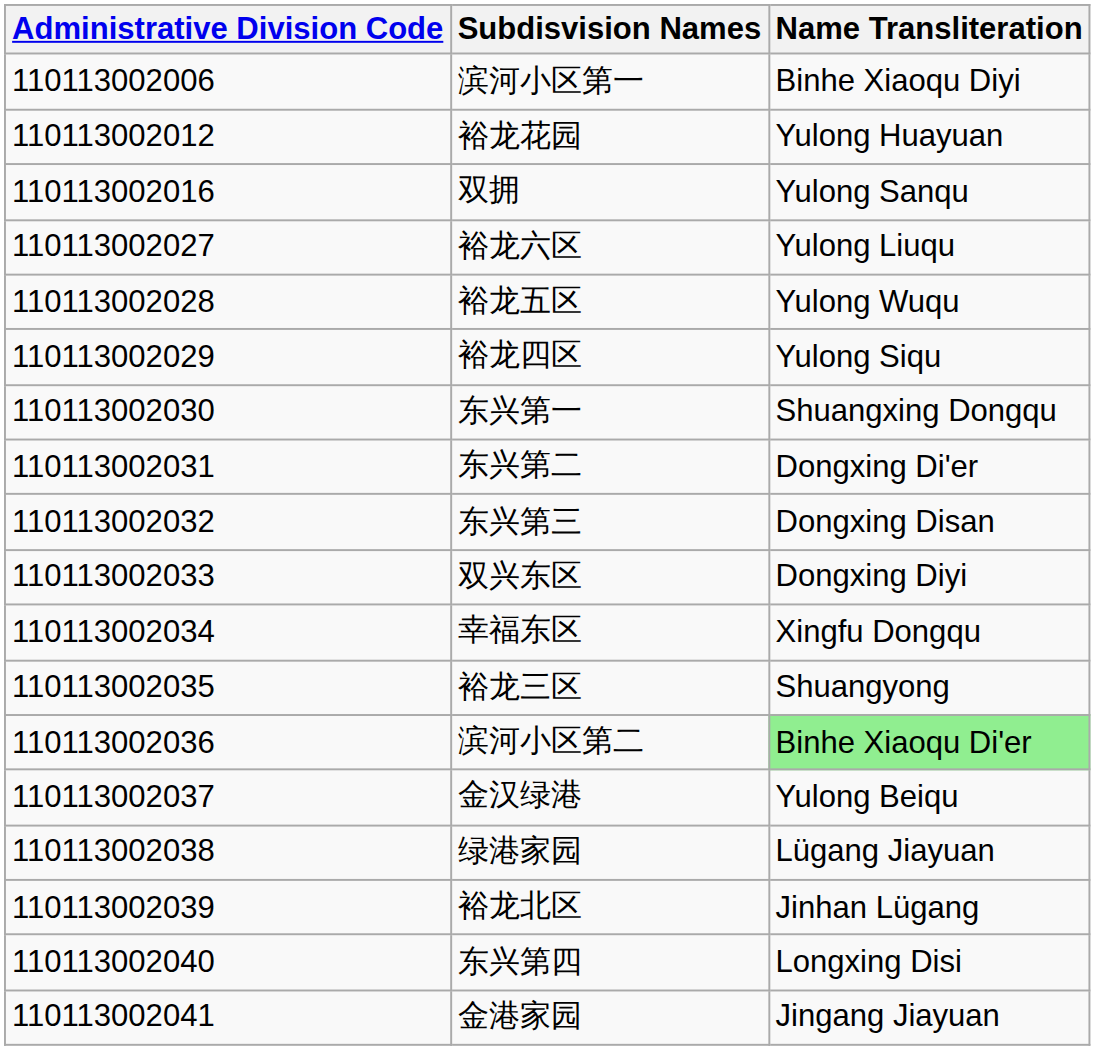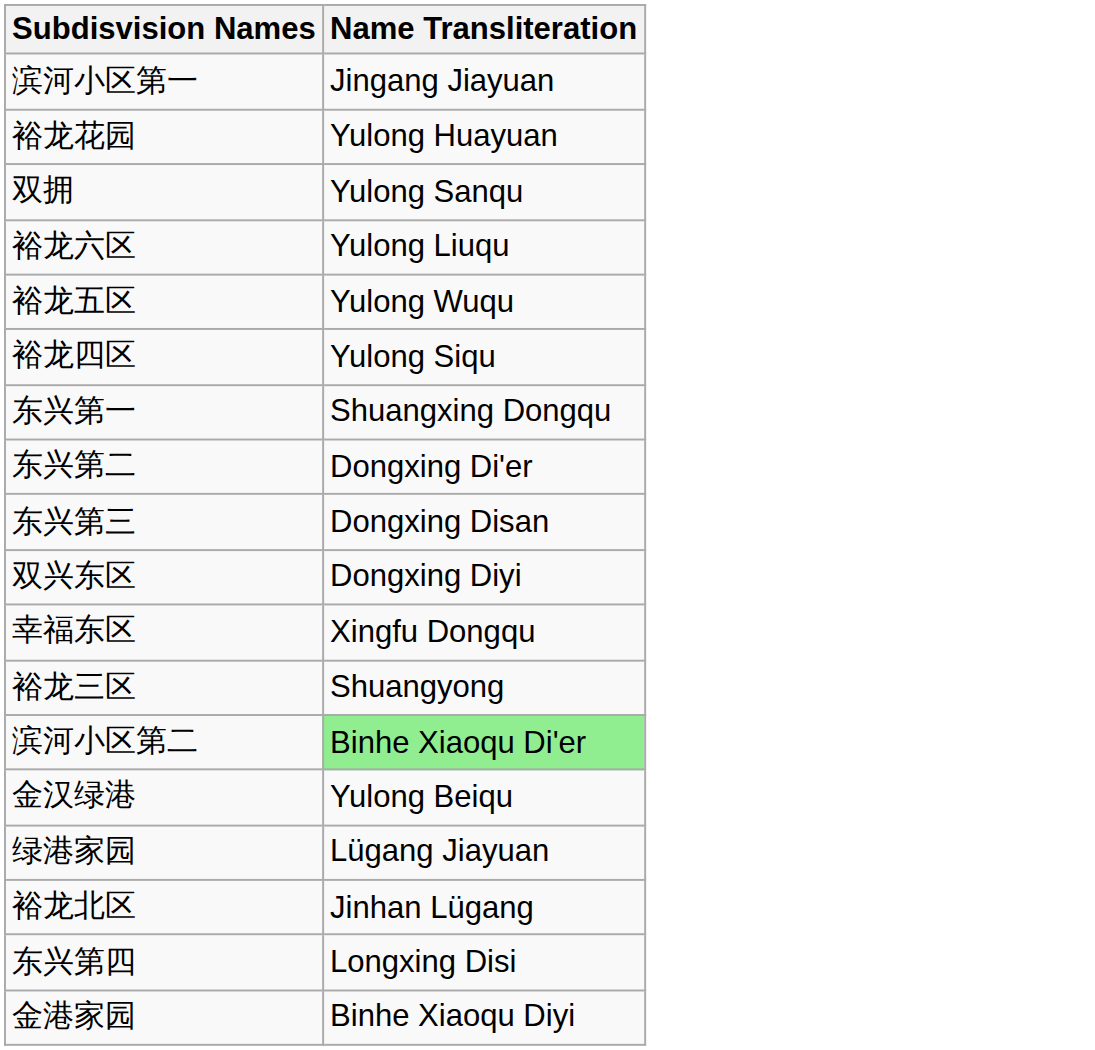- column: (228, 29)
(898, 81) Binhe Xiaoqu Diyi -> (442, 81) Jingang Jiayuan
(888, 1017) Jingang Jiayuan -> (453, 1017) Binhe Xiaoqu Diyi
